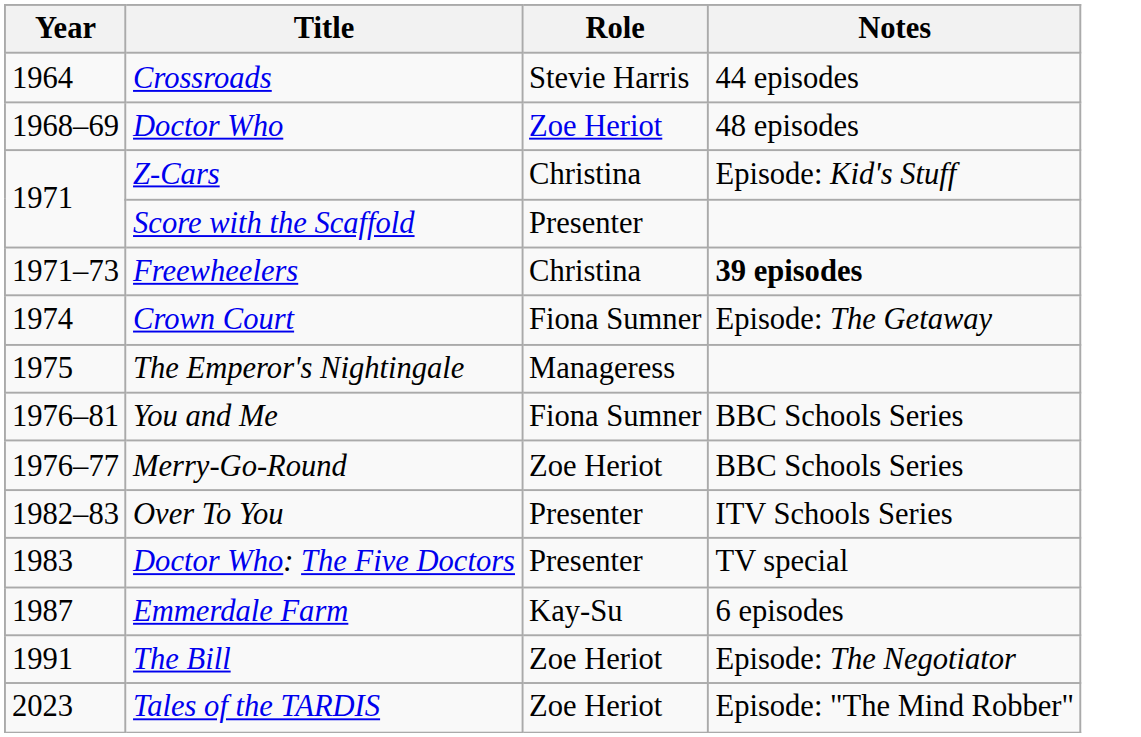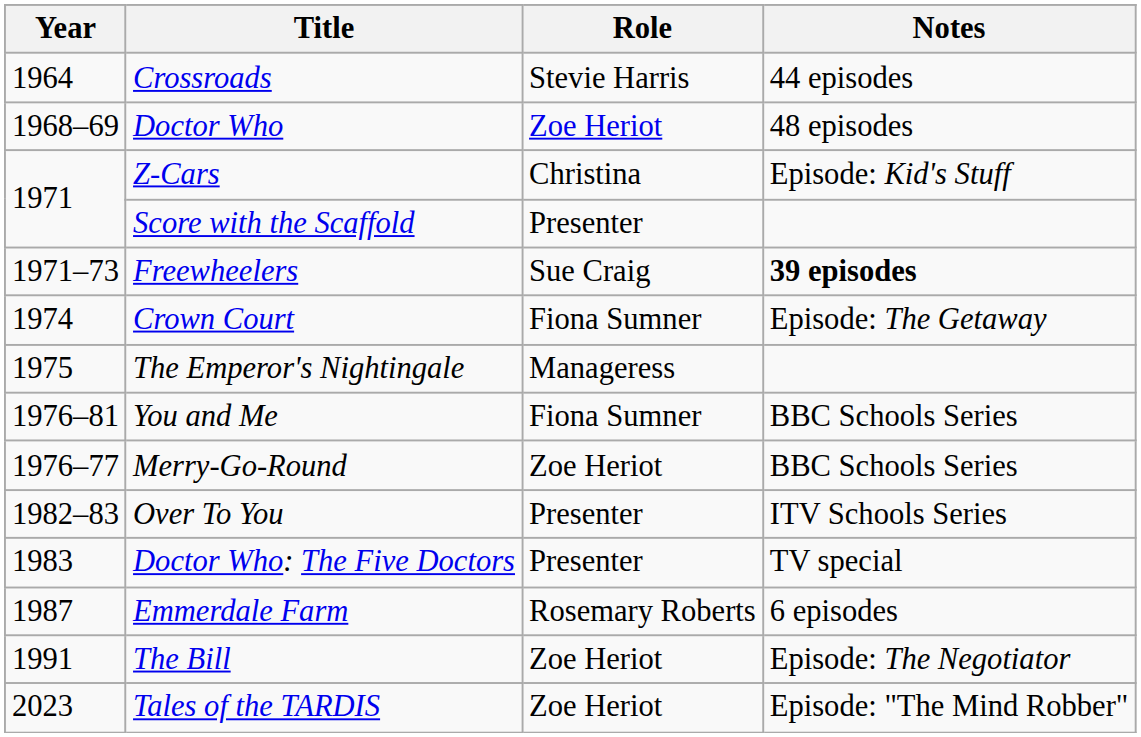(585, 271) Christina -> (590, 271) Sue Craig
(576, 610) Kay-Su -> (642, 610) Rosemary Roberts
